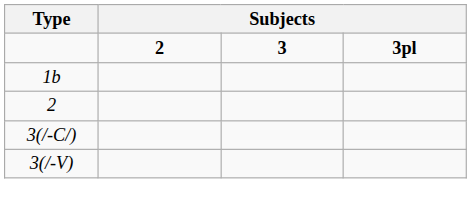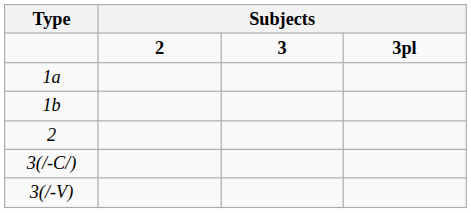+ row: (52, 76)
